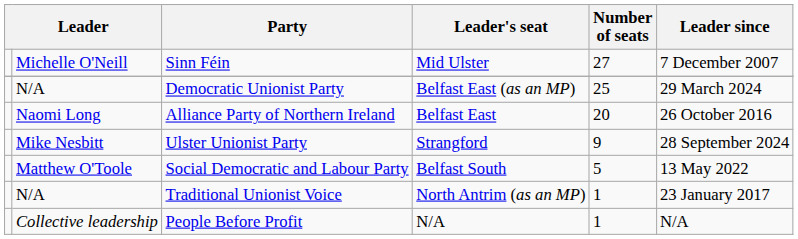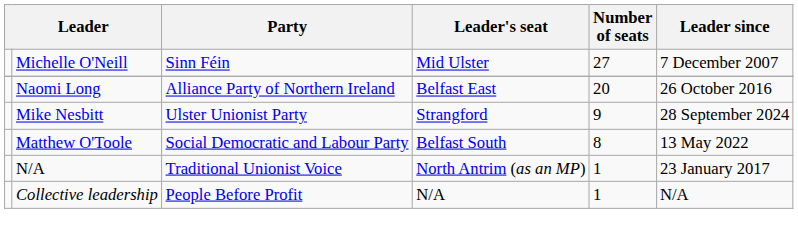- row: (255, 89)
(597, 168) 5 -> (597, 141) 8
